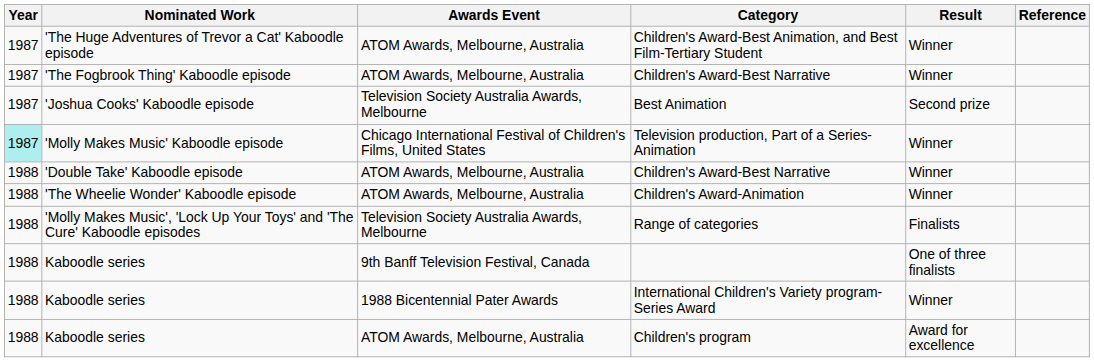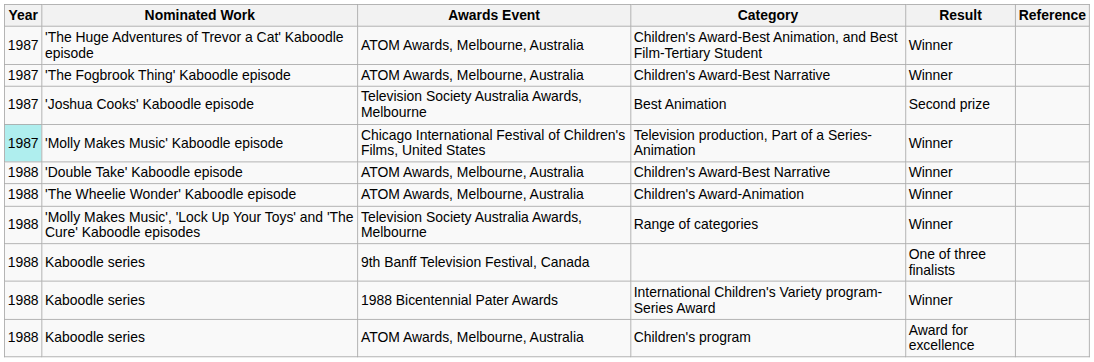(934, 224) Finalists -> (931, 224) Winner
